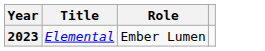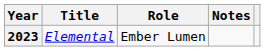+ column: (231, 15)
